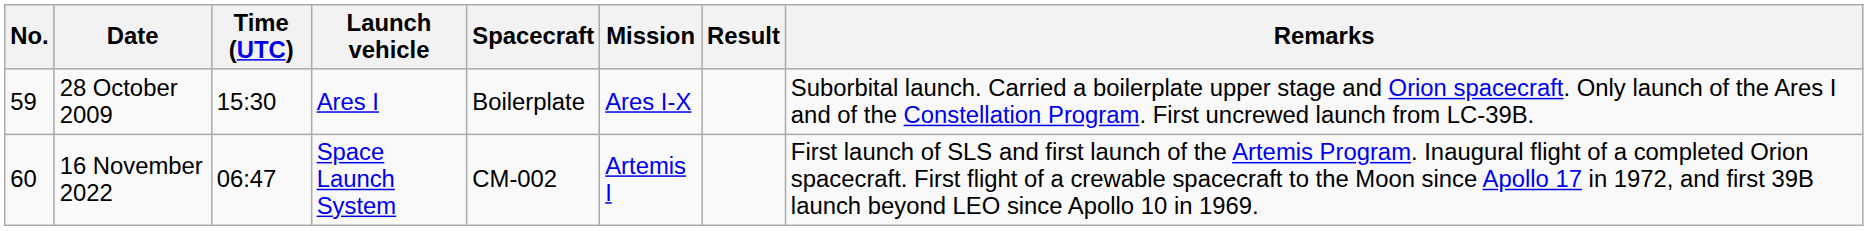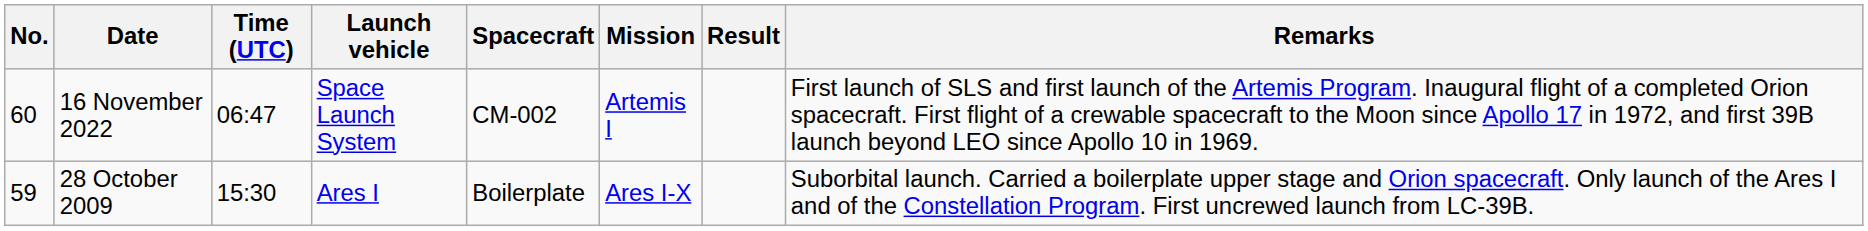rows swapped: (119, 101) <-> (131, 179)
